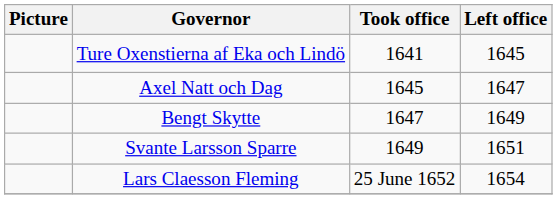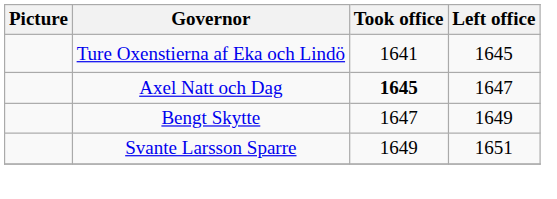(405, 87) normal -> (399, 87) bold
- row: (211, 178)
